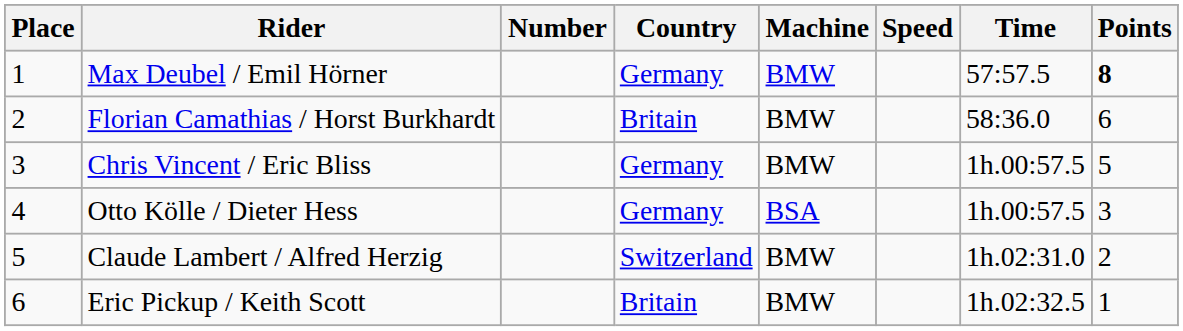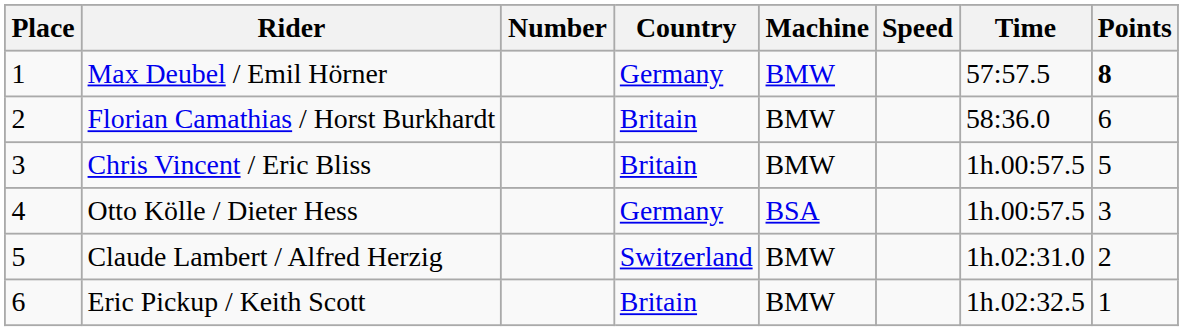(672, 165) Germany -> (658, 165) Britain
